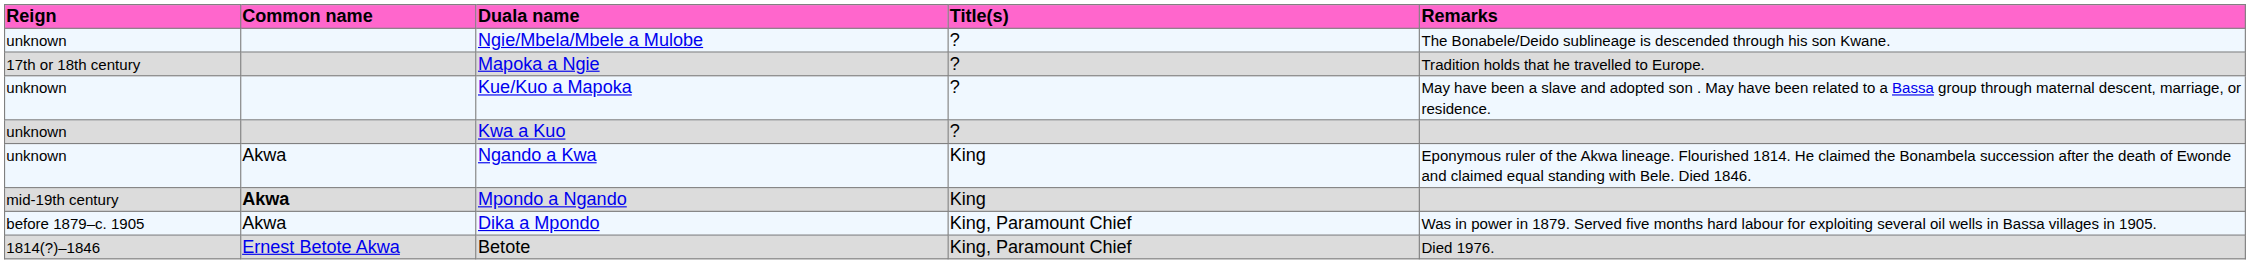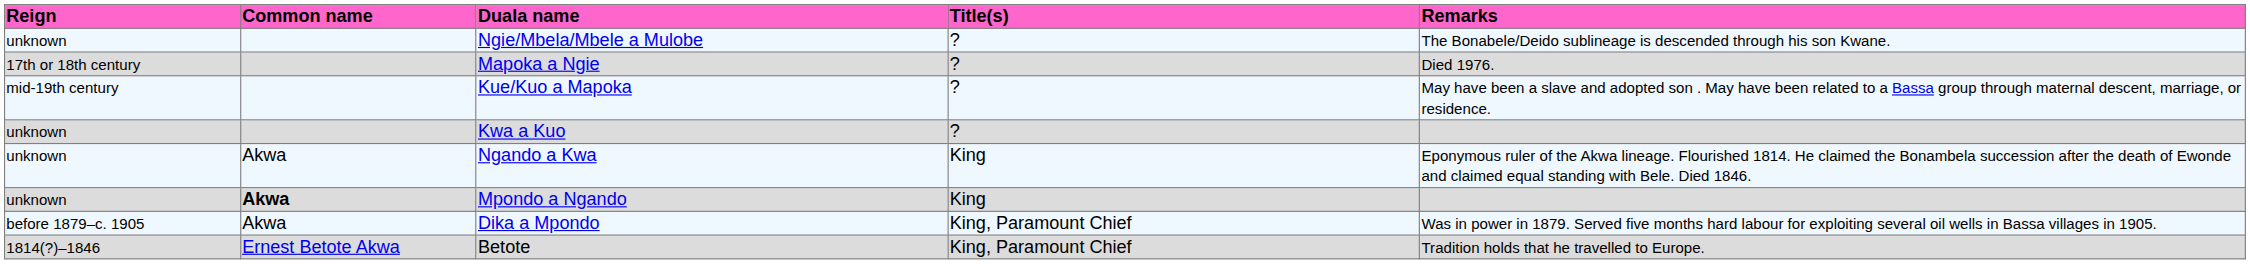(1563, 64) Tradition holds that he travelled to Europe. -> (1458, 64) Died 1976.
(36, 88) unknown -> (62, 88) mid-19th century
(62, 200) mid-19th century -> (36, 200) unknown
(1458, 248) Died 1976. -> (1563, 248) Tradition holds that he travelled to Europe.
